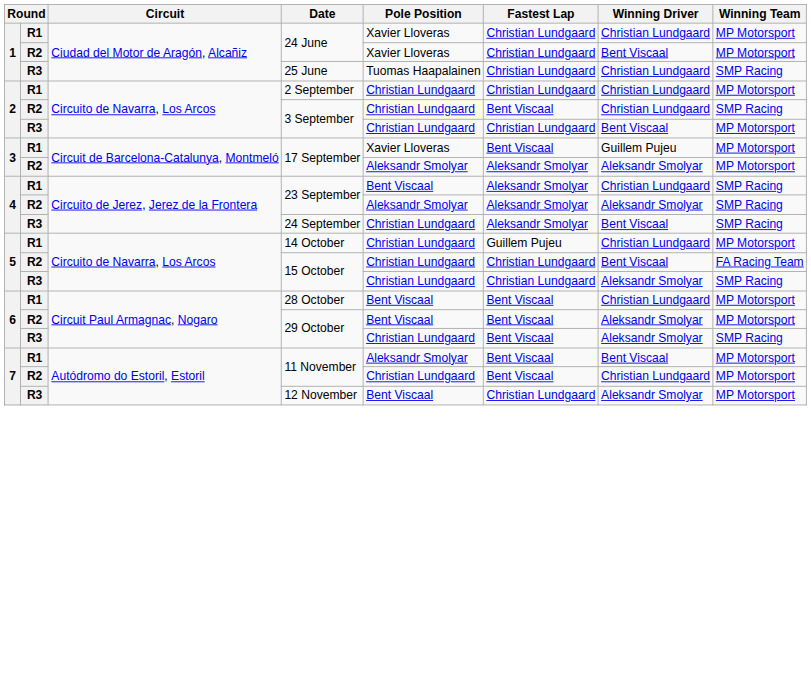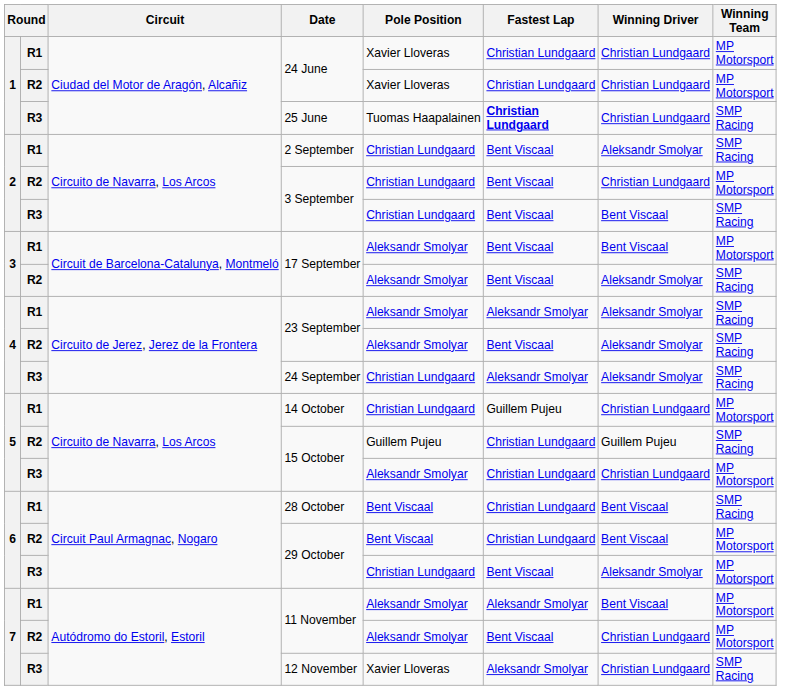(635, 52) Bent Viscaal -> (656, 85) Christian Lundgaard
(541, 71) normal -> (518, 118) bold
(541, 90) Christian Lundgaard -> (520, 150) Bent Viscaal
(656, 90) Christian Lundgaard -> (652, 150) Aleksandr Smolyar
(755, 90) MP Motorsport -> (735, 150) SMP Racing
(421, 109) lightyellow background -> (421, 182) no background
(749, 109) SMP Racing -> (745, 182) MP Motorsport
(541, 128) Christian Lundgaard -> (520, 215) Bent Viscaal
(755, 128) MP Motorsport -> (735, 215) SMP Racing
(408, 147) Xavier Lloveras -> (417, 247) Aleksandr Smolyar
(639, 147) Guillem Pujeu -> (635, 247) Bent Viscaal
(537, 166) Aleksandr Smolyar -> (520, 280) Bent Viscaal
(755, 166) MP Motorsport -> (735, 280) SMP Racing
(400, 185) Bent Viscaal -> (417, 312) Aleksandr Smolyar
(656, 185) Christian Lundgaard -> (652, 312) Aleksandr Smolyar
(537, 204) Aleksandr Smolyar -> (520, 345) Bent Viscaal
(635, 223) Bent Viscaal -> (652, 377) Aleksandr Smolyar
(421, 262) Christian Lundgaard -> (404, 442) Guillem Pujeu
(635, 262) Bent Viscaal -> (639, 442) Guillem Pujeu
(760, 262) FA Racing Team -> (735, 442) SMP Racing
(421, 281) Christian Lundgaard -> (417, 474) Aleksandr Smolyar
(652, 281) Aleksandr Smolyar -> (656, 474) Christian Lundgaard
(749, 281) SMP Racing -> (745, 474) MP Motorsport
(520, 300) Bent Viscaal -> (541, 507) Christian Lundgaard
(656, 300) Christian Lundgaard -> (635, 507) Bent Viscaal
(755, 300) MP Motorsport -> (735, 507) SMP Racing
(520, 319) Bent Viscaal -> (541, 539) Christian Lundgaard
(652, 319) Aleksandr Smolyar -> (635, 539) Bent Viscaal
(749, 338) SMP Racing -> (745, 572) MP Motorsport
(520, 357) Bent Viscaal -> (537, 604) Aleksandr Smolyar
(421, 376) Christian Lundgaard -> (417, 636) Aleksandr Smolyar
(400, 395) Bent Viscaal -> (408, 669) Xavier Lloveras
(541, 395) Christian Lundgaard -> (537, 669) Aleksandr Smolyar
(652, 395) Aleksandr Smolyar -> (656, 669) Christian Lundgaard
(755, 395) MP Motorsport -> (735, 669) SMP Racing
